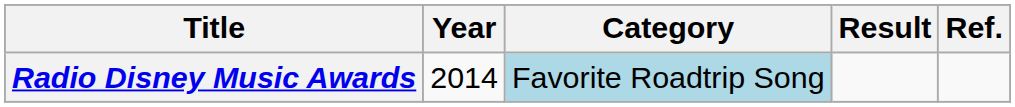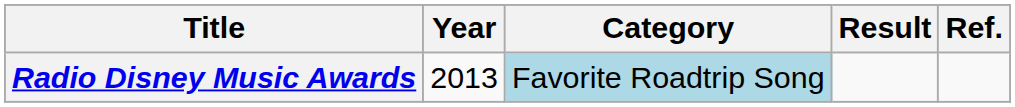(464, 76) 2014 -> (464, 76) 2013
